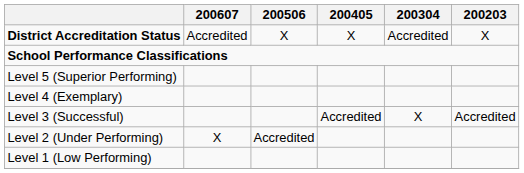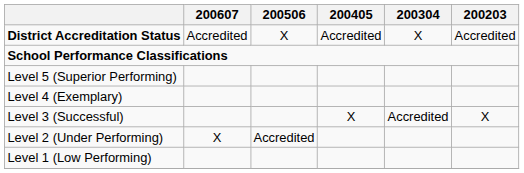(351, 35) X -> (351, 35) Accredited
(418, 35) Accredited -> (418, 35) X
(485, 35) X -> (485, 35) Accredited
(351, 117) Accredited -> (351, 117) X
(418, 117) X -> (418, 117) Accredited
(485, 117) Accredited -> (485, 117) X
